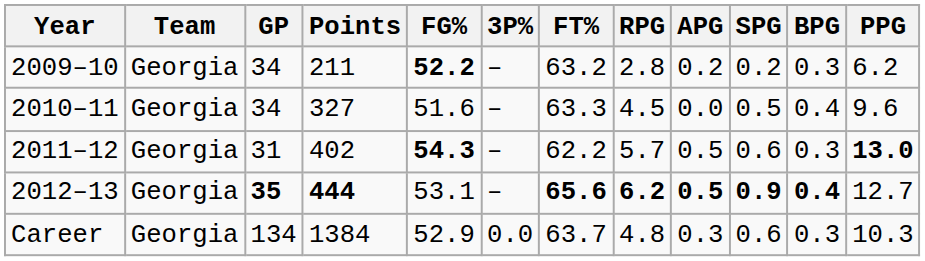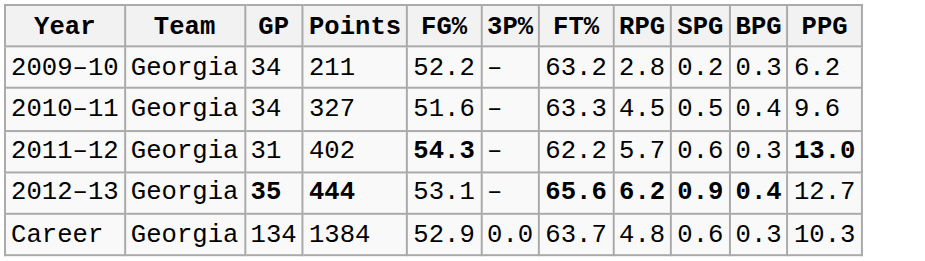- column: (700, 26)
(444, 68) bold -> (444, 68) normal
